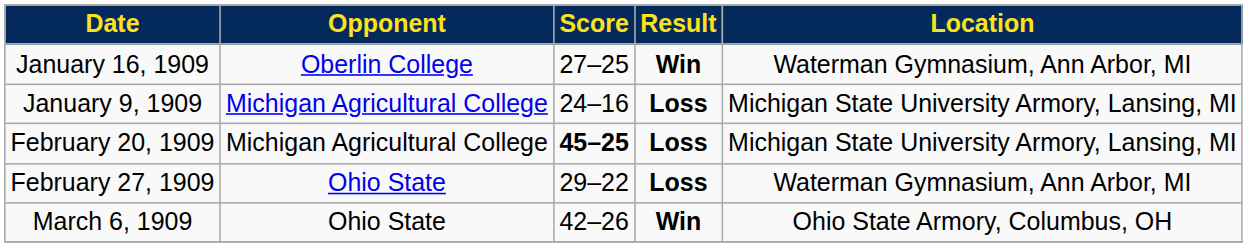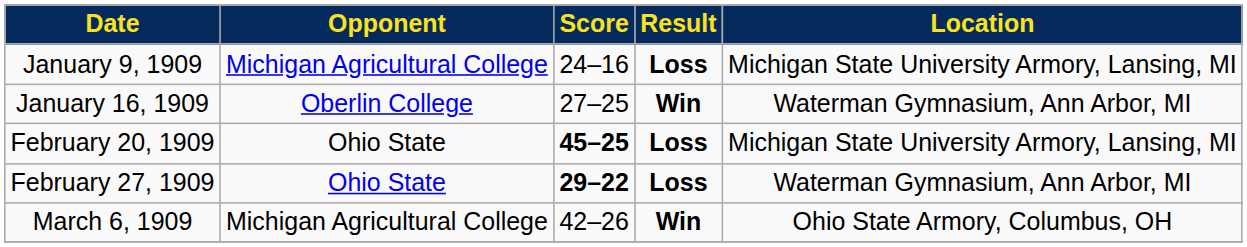rows swapped: (113, 103) <-> (113, 63)
(387, 143) Michigan Agricultural College -> (387, 143) Ohio State
(594, 182) normal -> (594, 182) bold
(387, 222) Ohio State -> (387, 222) Michigan Agricultural College
